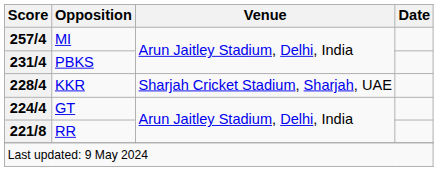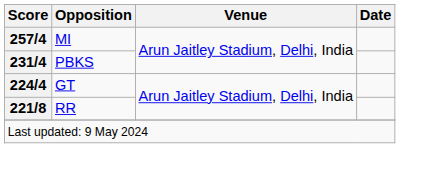- row: (70, 85)
